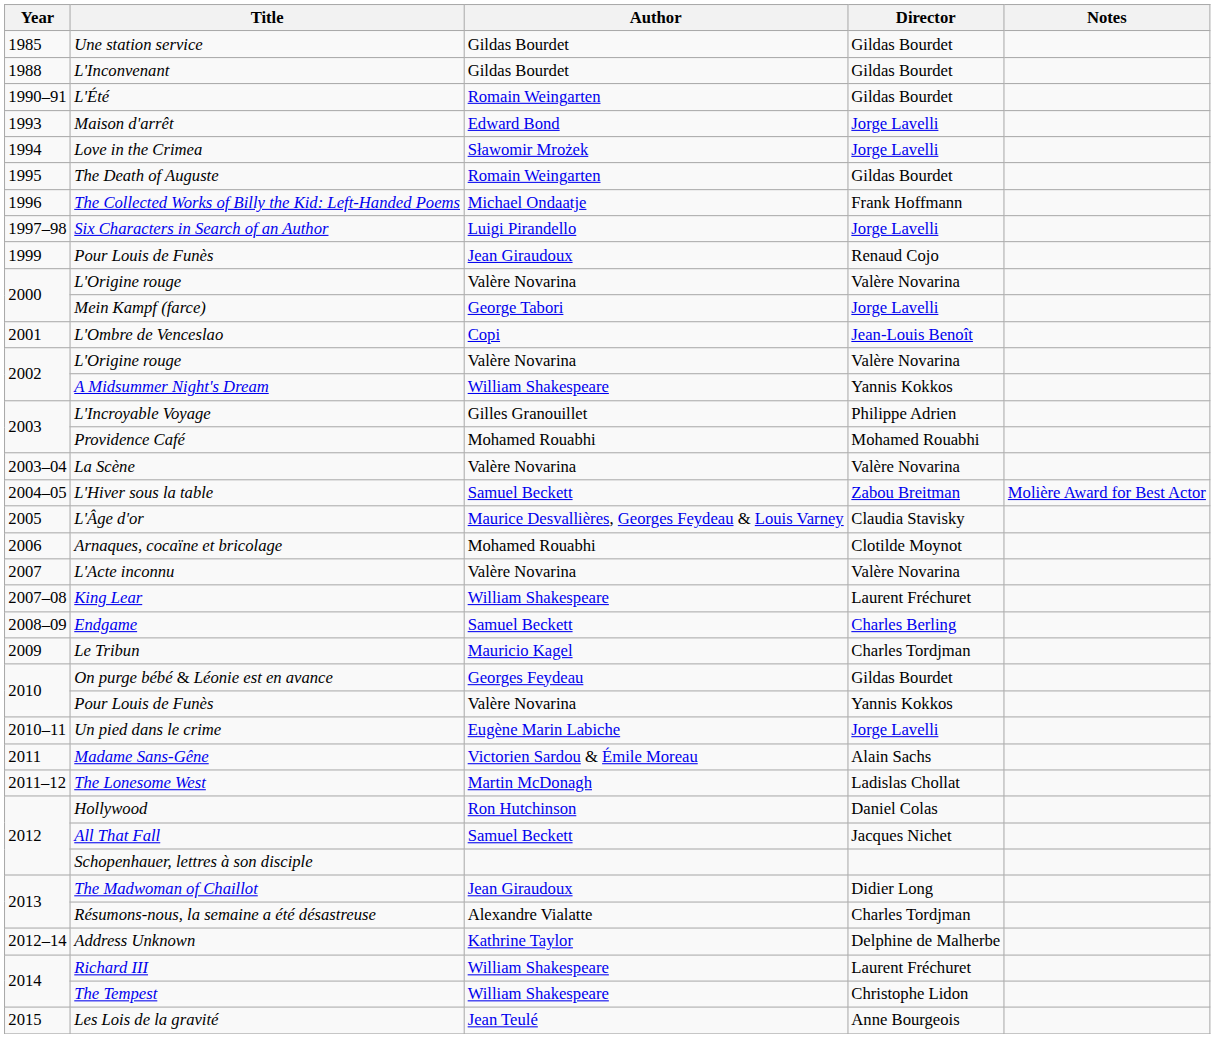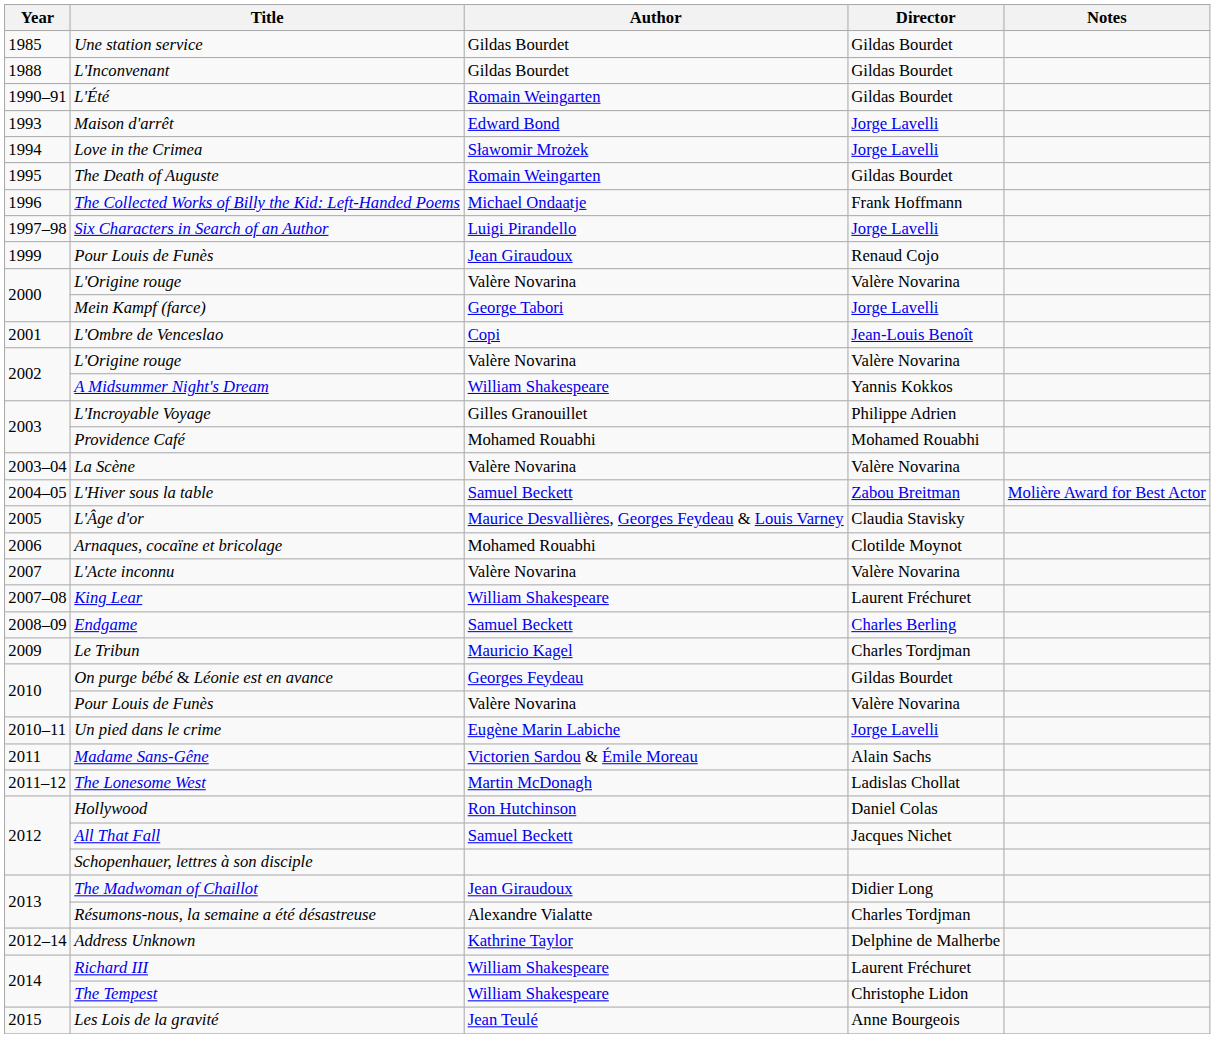(902, 703) Yannis Kokkos -> (906, 703) Valère Novarina
